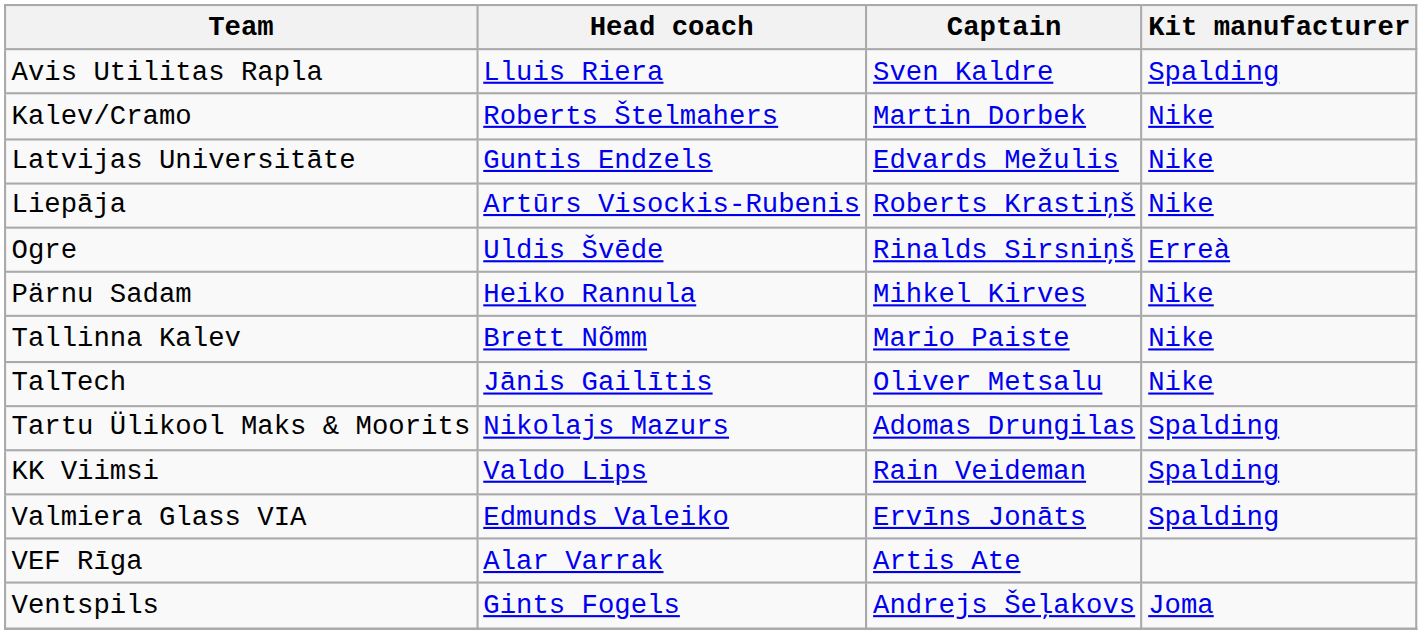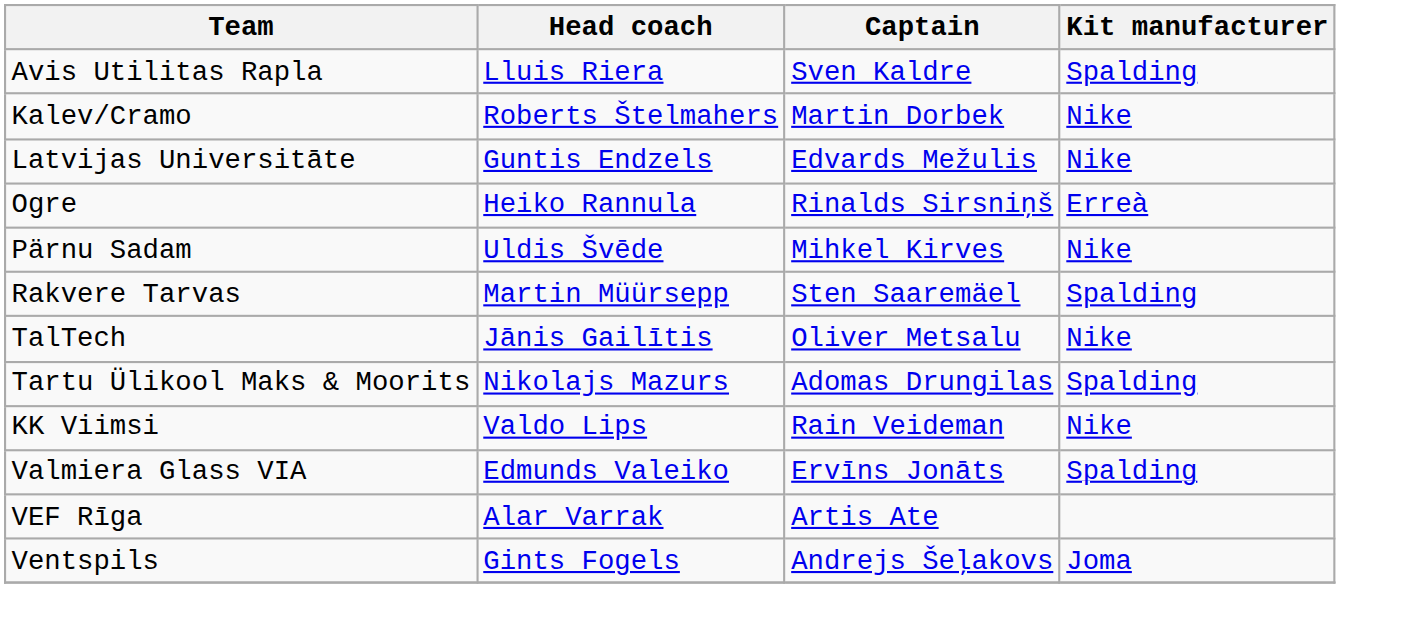- row: (69, 205)
(573, 250) Uldis Švēde -> (590, 205) Heiko Rannula
(590, 294) Heiko Rannula -> (573, 250) Uldis Švēde
+ row: (126, 294)
- row: (126, 339)
(1214, 472) Spalding -> (1099, 428) Nike
